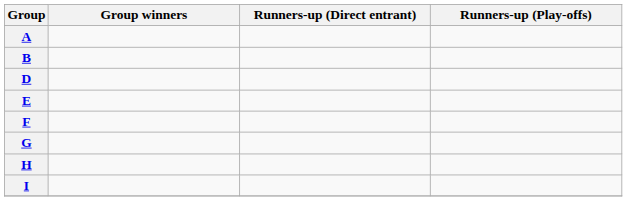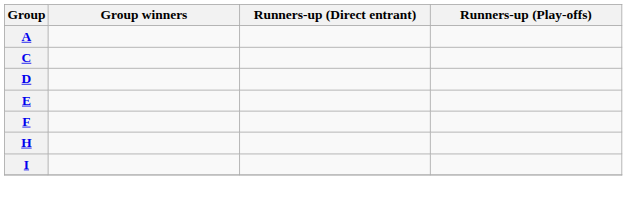- row: (26, 57)
+ row: (26, 57)
- row: (26, 143)
